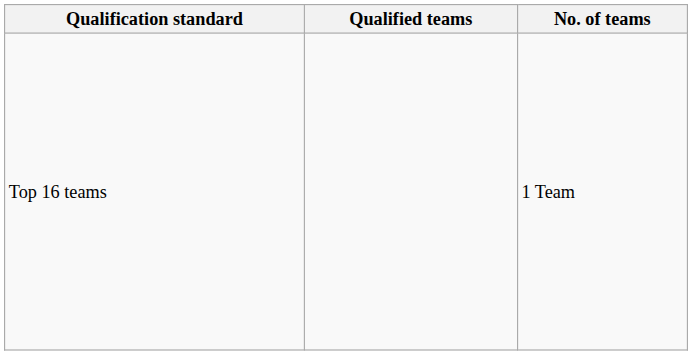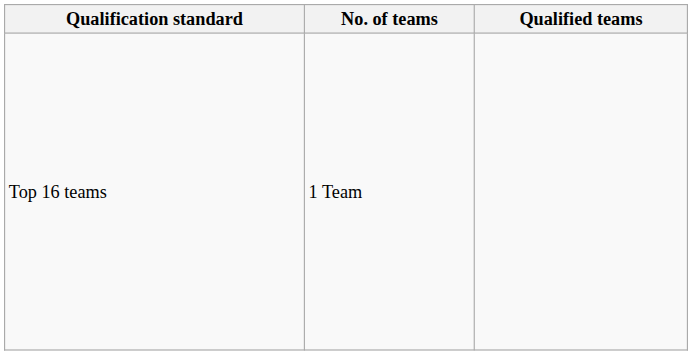columns swapped: (602, 18) <-> (411, 18)
